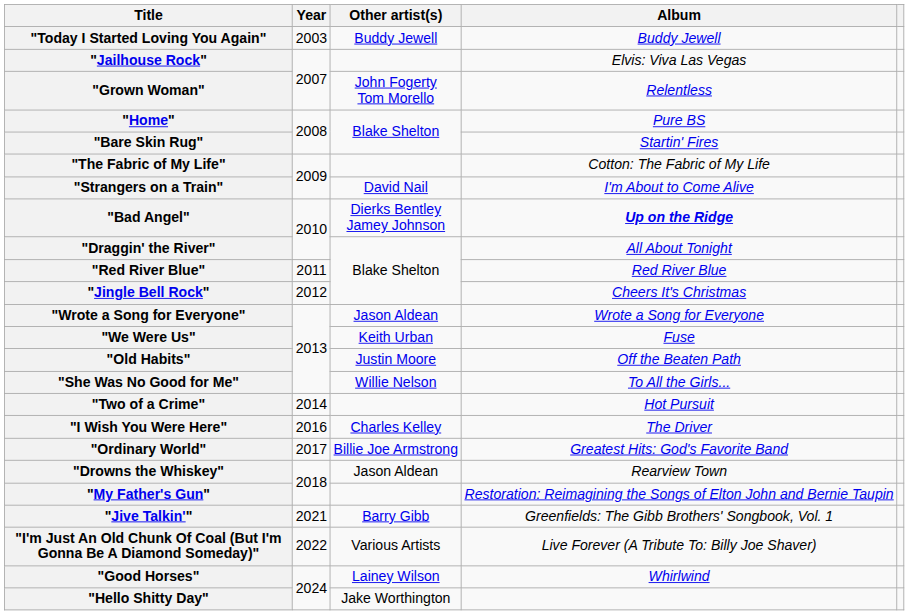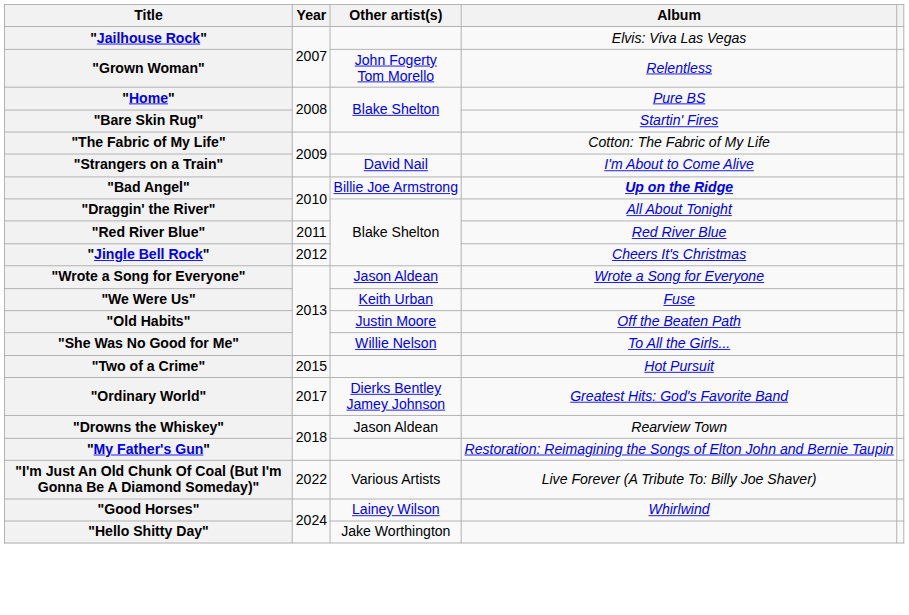- row: (148, 37)
(396, 218) Dierks Bentley Jamey Johnson -> (396, 187) Billie Joe Armstrong
(311, 404) 2014 -> (311, 366) 2015
- row: (148, 426)
(396, 449) Billie Joe Armstrong -> (396, 396) Dierks Bentley Jamey Johnson
- row: (148, 516)
